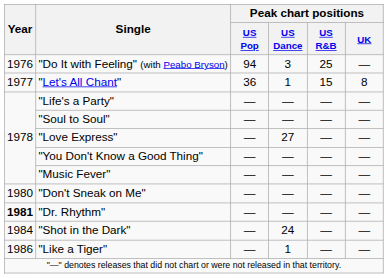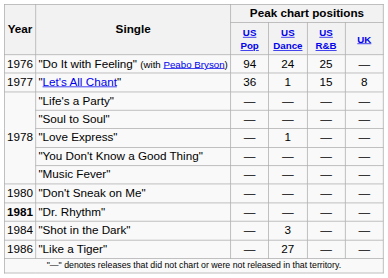(288, 63) 3 -> (288, 63) 24
(288, 138) 27 -> (288, 138) 1
(288, 230) 24 -> (288, 230) 3
(288, 249) 1 -> (288, 249) 27
